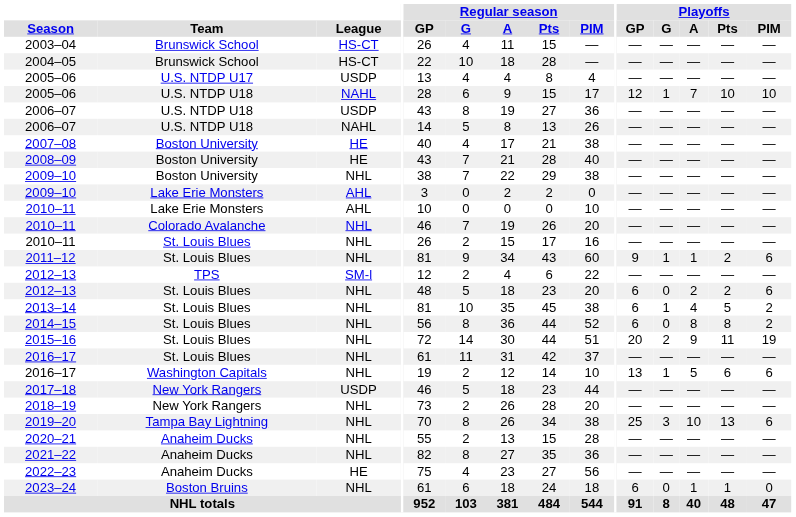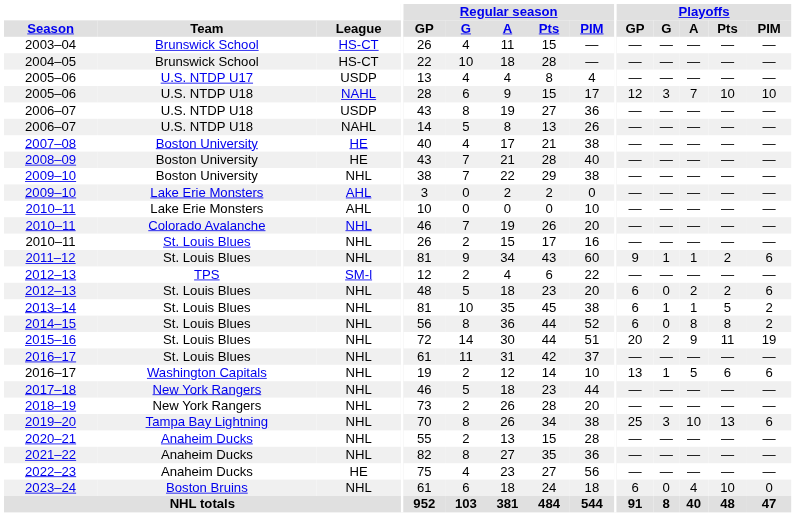(666, 94) 1 -> (666, 94) 3
(694, 307) 4 -> (694, 307) 1
(359, 389) USDP -> (359, 389) NHL
(694, 487) 1 -> (694, 487) 4
(727, 487) 1 -> (727, 487) 10
